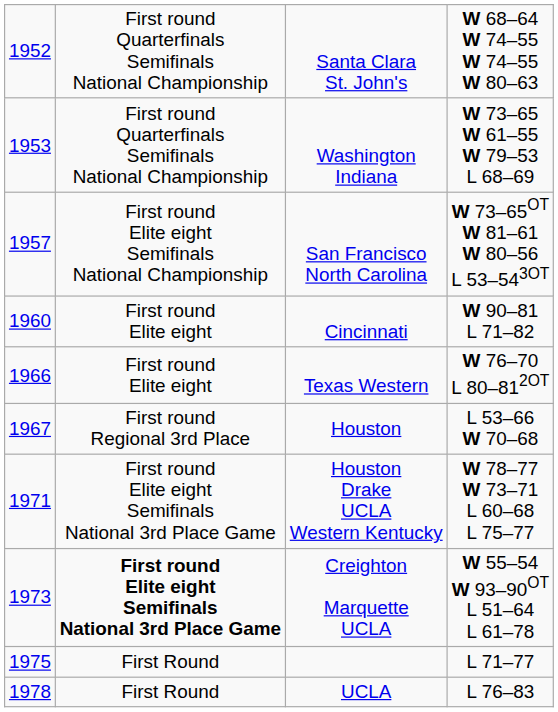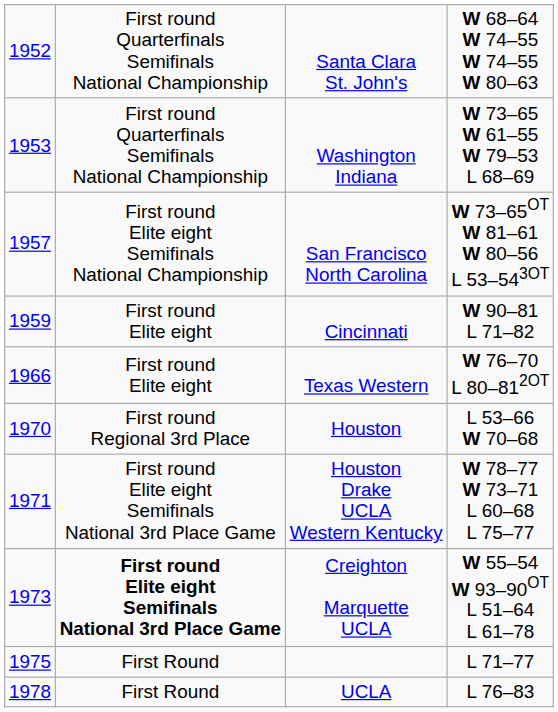(30, 321) 1960 -> (30, 321) 1959
(30, 428) 1967 -> (30, 428) 1970
